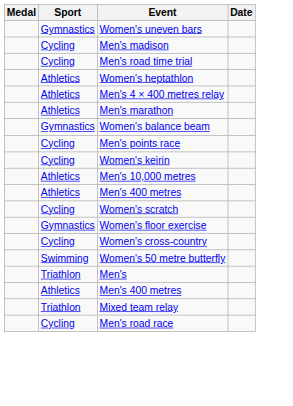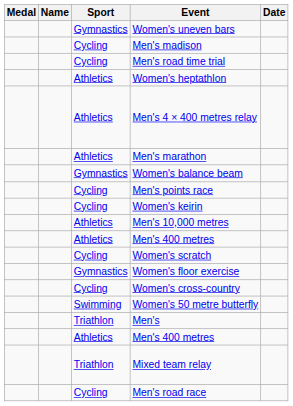+ column: (55, 13)
